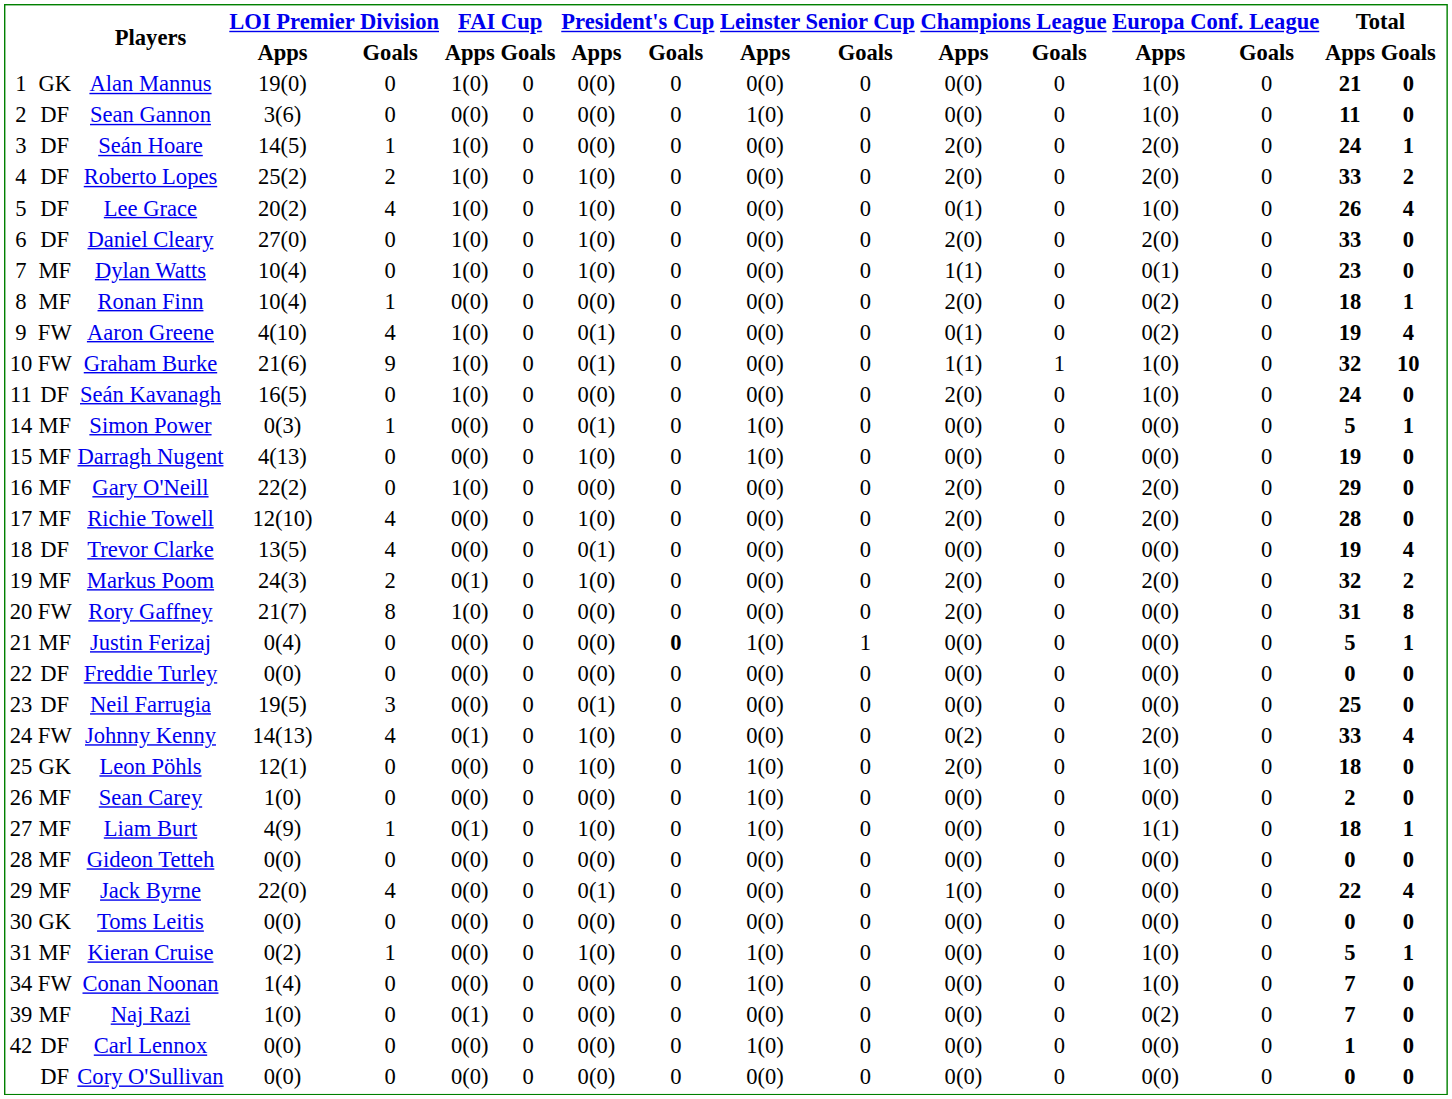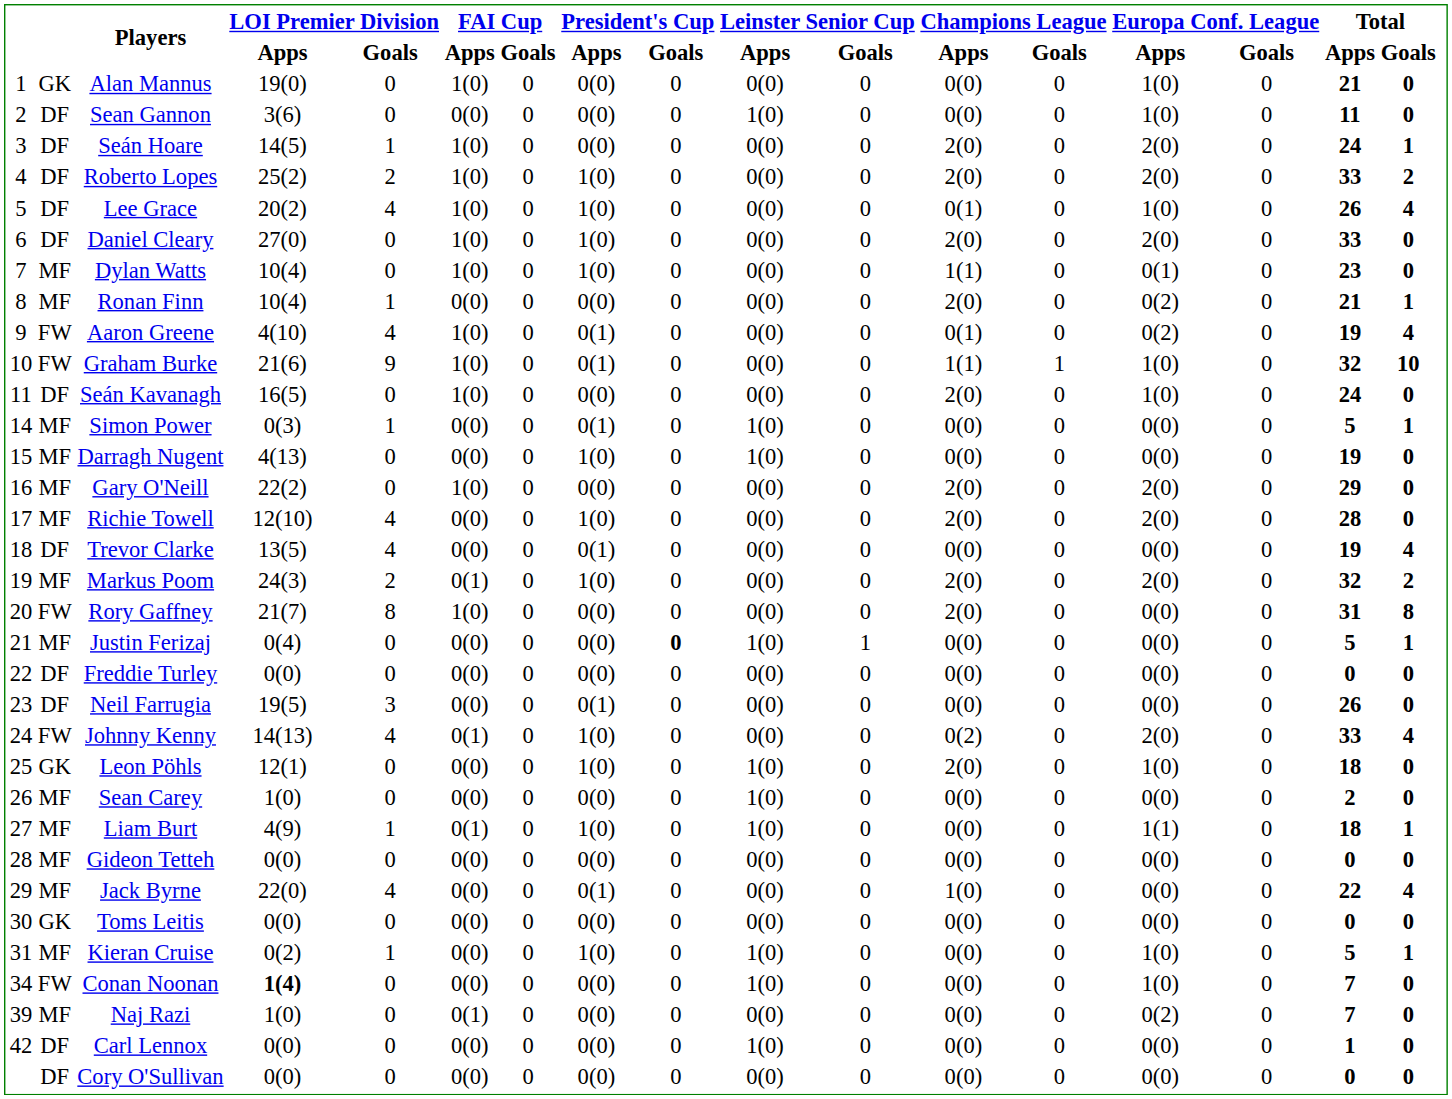(1350, 301) 18 -> (1350, 301) 21
(1350, 704) 25 -> (1350, 704) 26
(282, 983) normal -> (282, 983) bold
